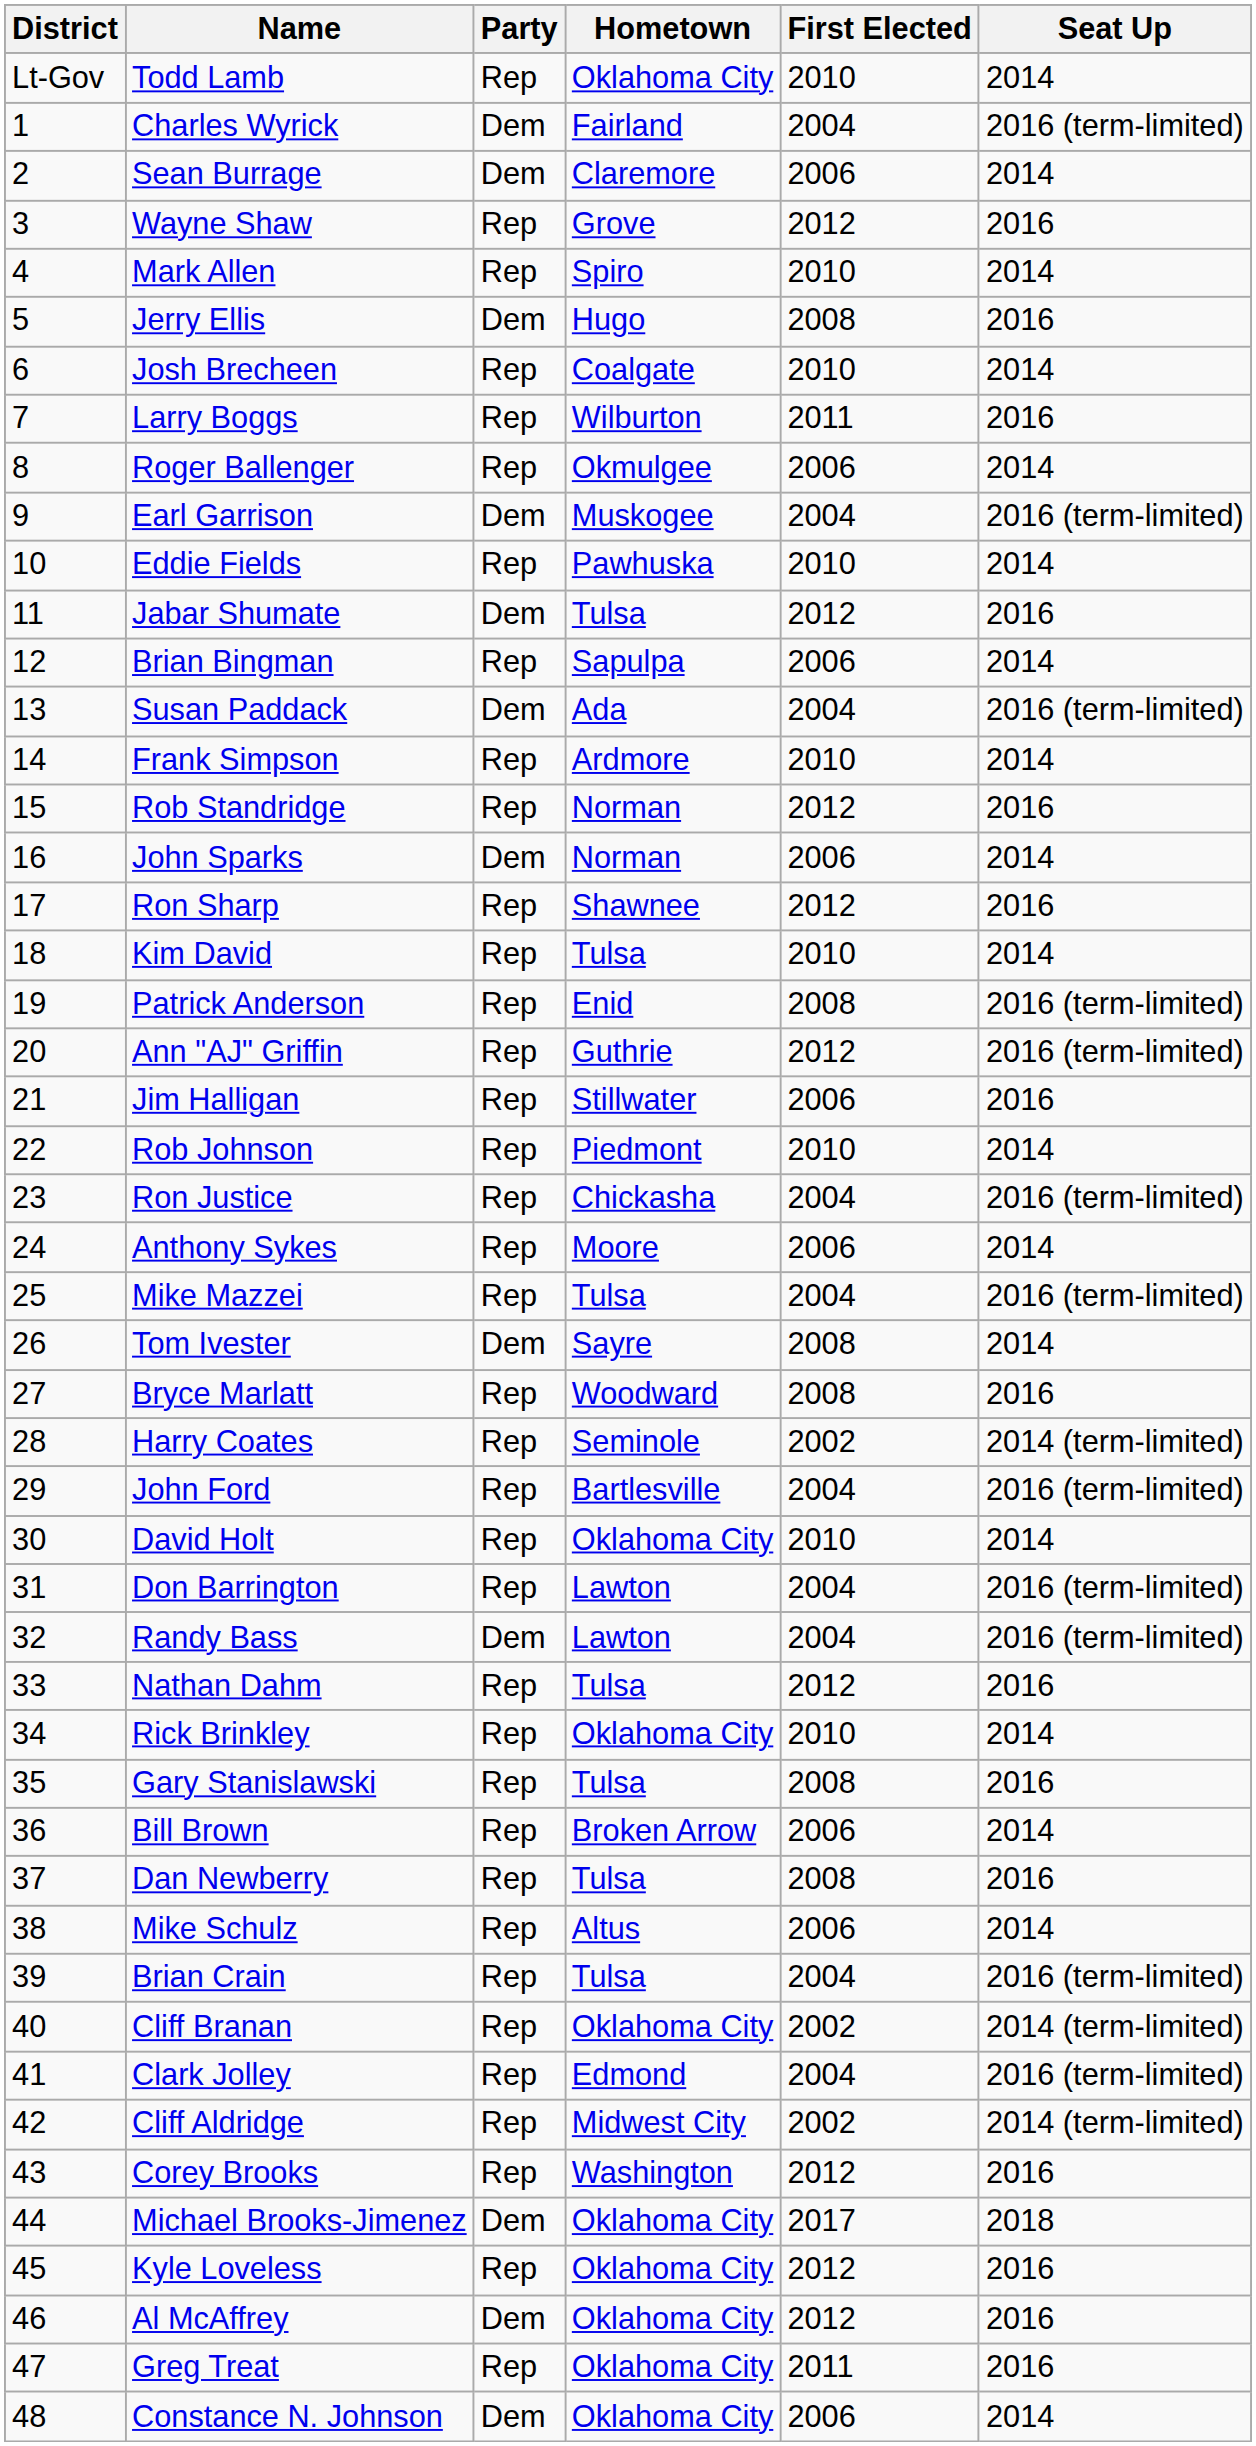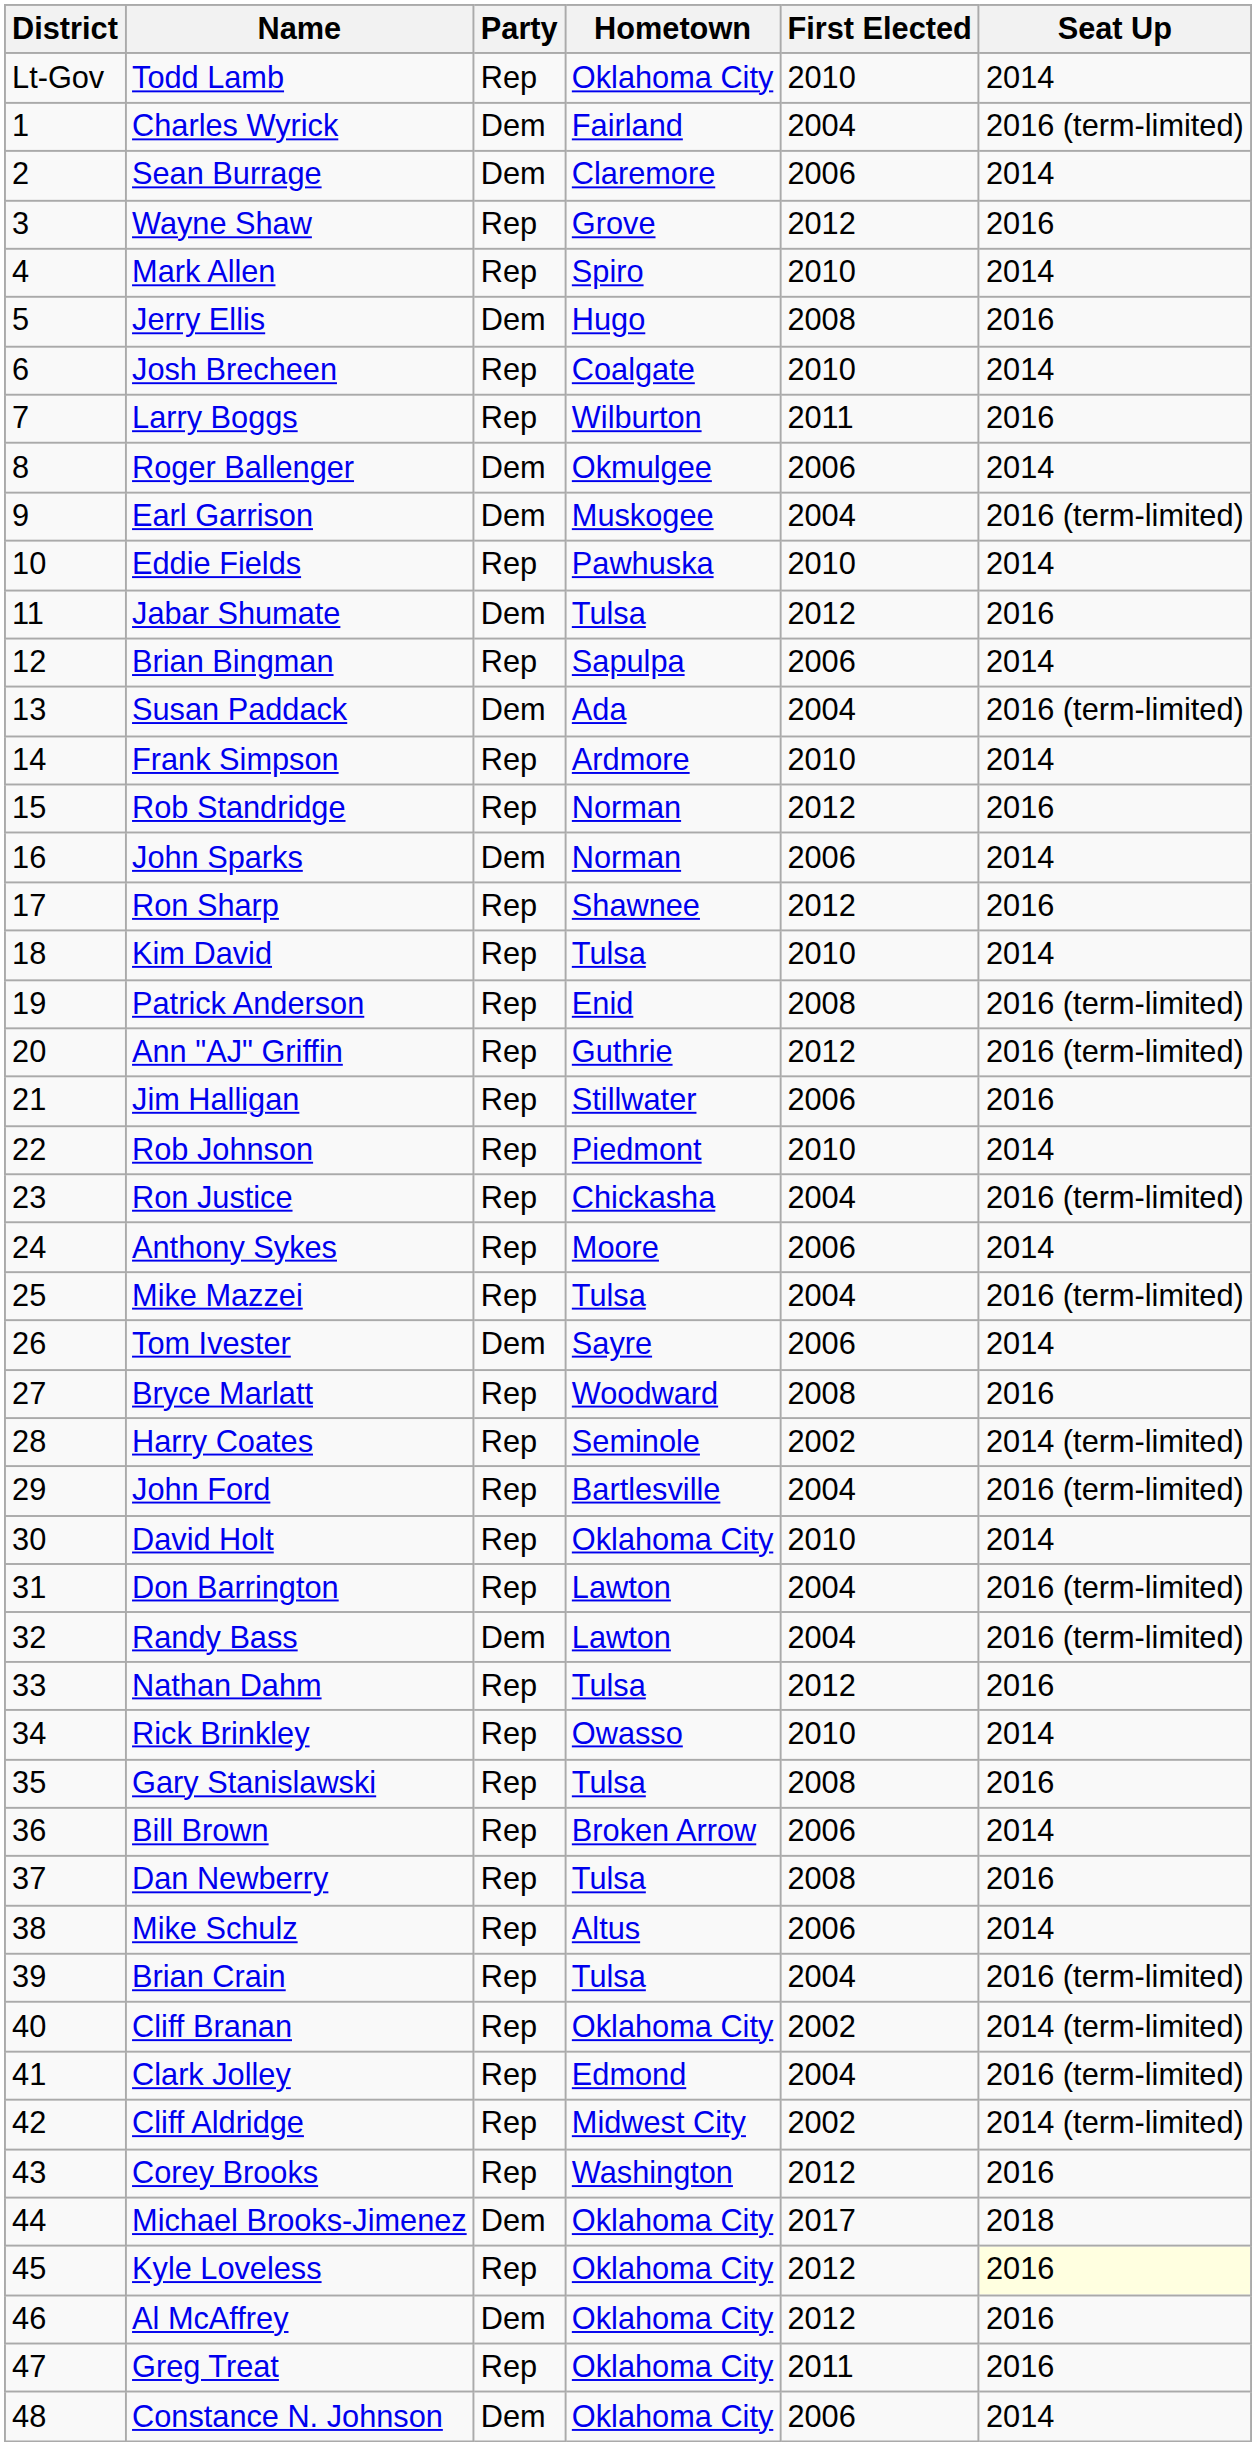(509, 467) Rep -> (513, 467) Dem
(822, 1344) 2008 -> (822, 1344) 2006
(673, 1734) Oklahoma City -> (627, 1734) Owasso
(1020, 2269) no background -> (1020, 2269) lightyellow background
